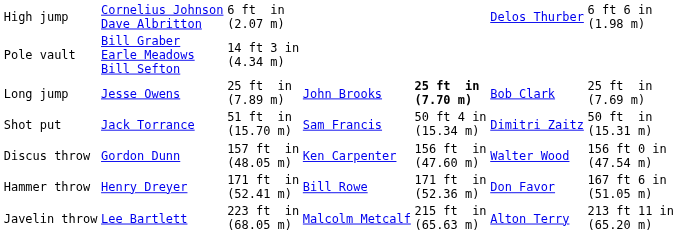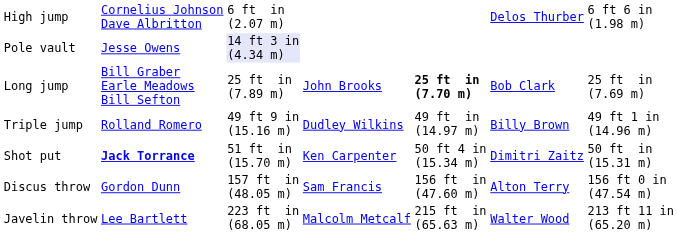(148, 55) Bill Graber Earle Meadows Bill Sefton -> (141, 48) Jesse Owens
(263, 55) no background -> (263, 48) lavender background
(141, 93) Jesse Owens -> (148, 86) Bill Graber Earle Meadows Bill Sefton
+ row: (43, 124)
(148, 124) normal -> (148, 155) bold
(342, 124) Sam Francis -> (350, 155) Ken Carpenter
(350, 155) Ken Carpenter -> (342, 187) Sam Francis
(530, 155) Walter Wood -> (530, 187) Alton Terry
- row: (47, 187)
(530, 218) Alton Terry -> (530, 218) Walter Wood
